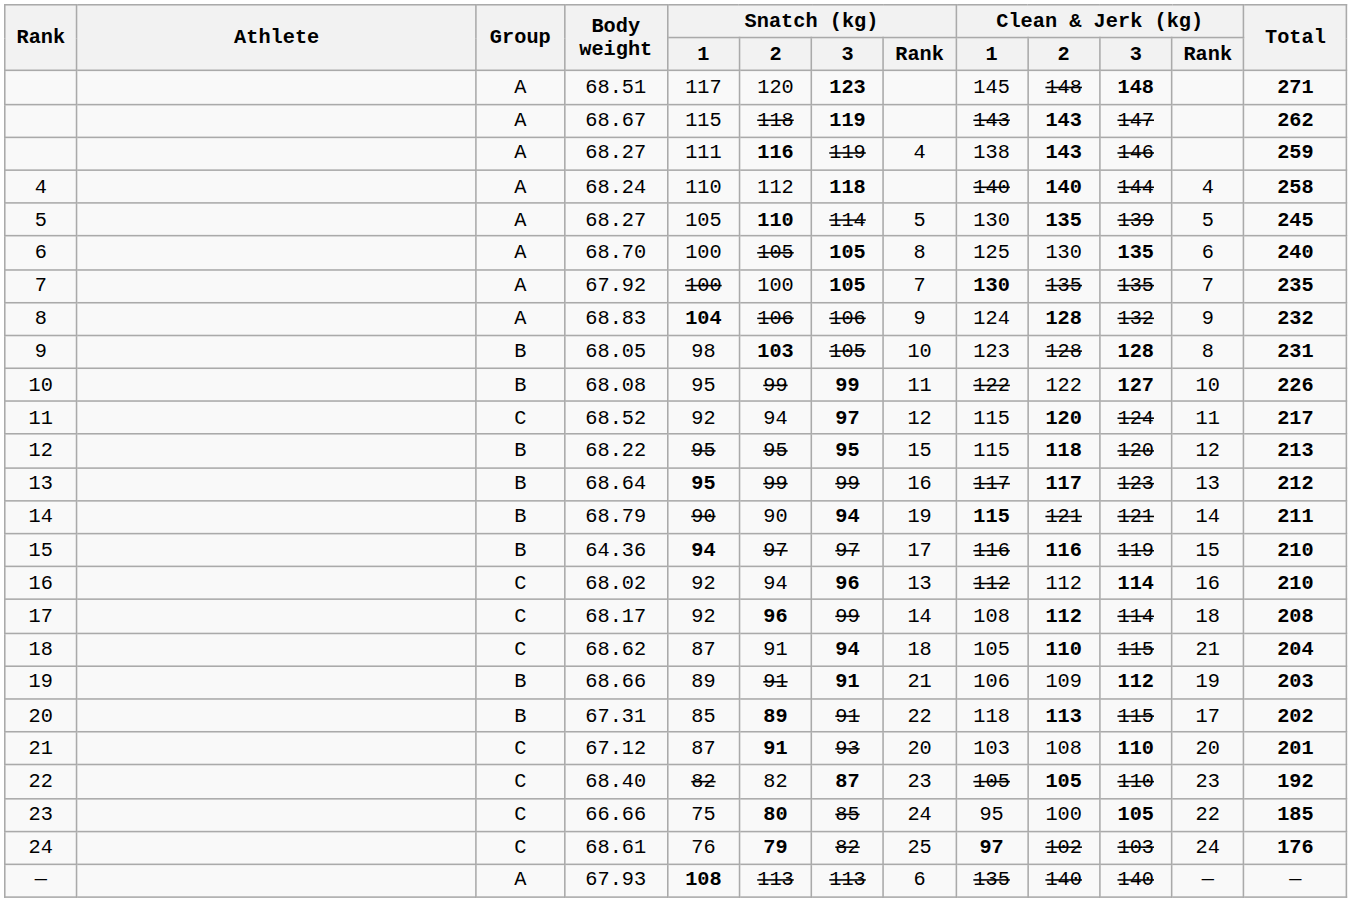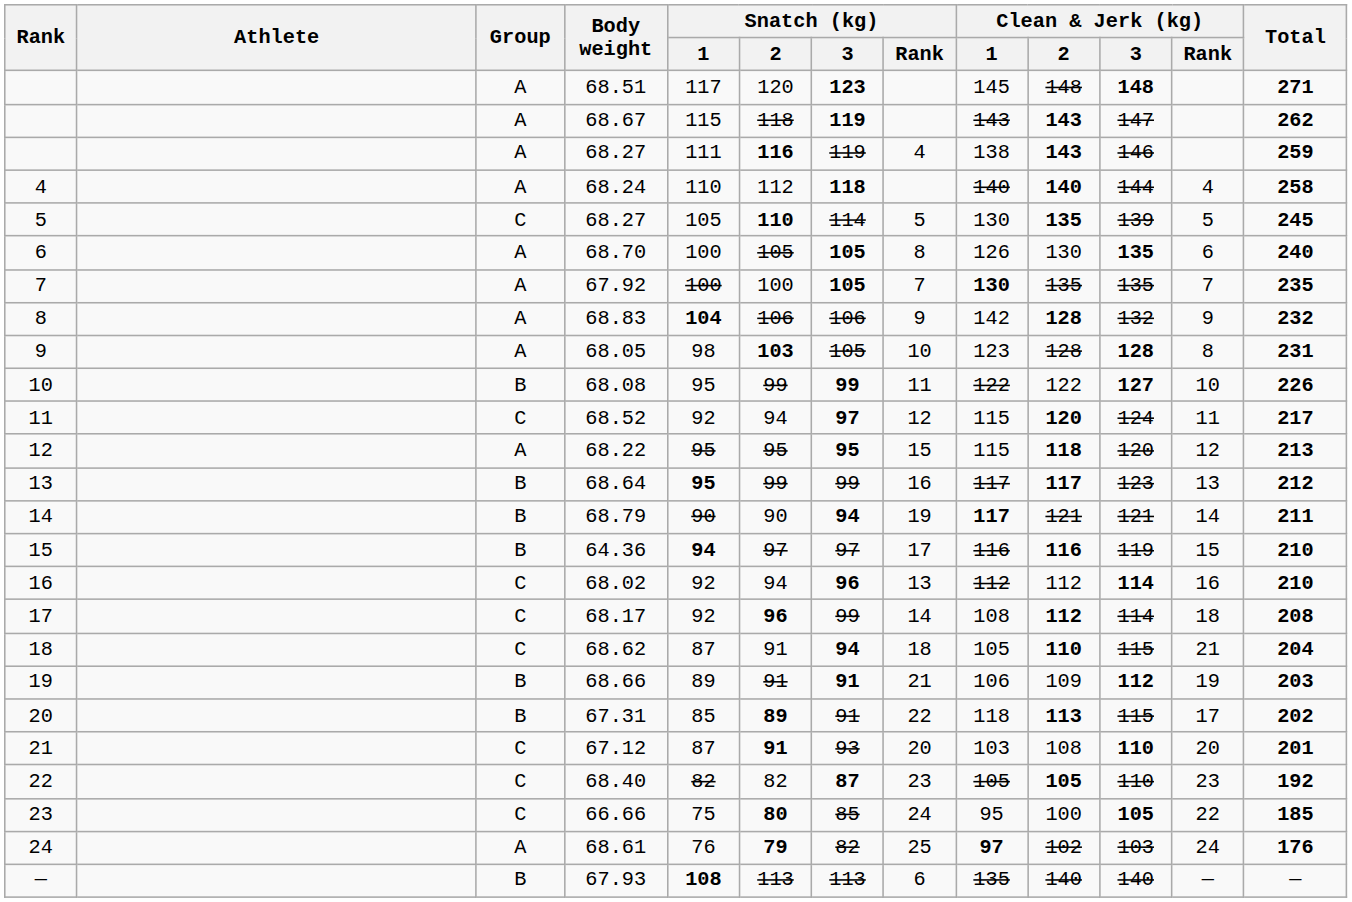(520, 220) A -> (520, 220) C
(992, 253) 125 -> (992, 253) 126
(992, 319) 124 -> (992, 319) 142
(520, 352) B -> (520, 352) A
(520, 451) B -> (520, 451) A
(992, 517) 115 -> (992, 517) 117
(520, 848) C -> (520, 848) A
(520, 881) A -> (520, 881) B
